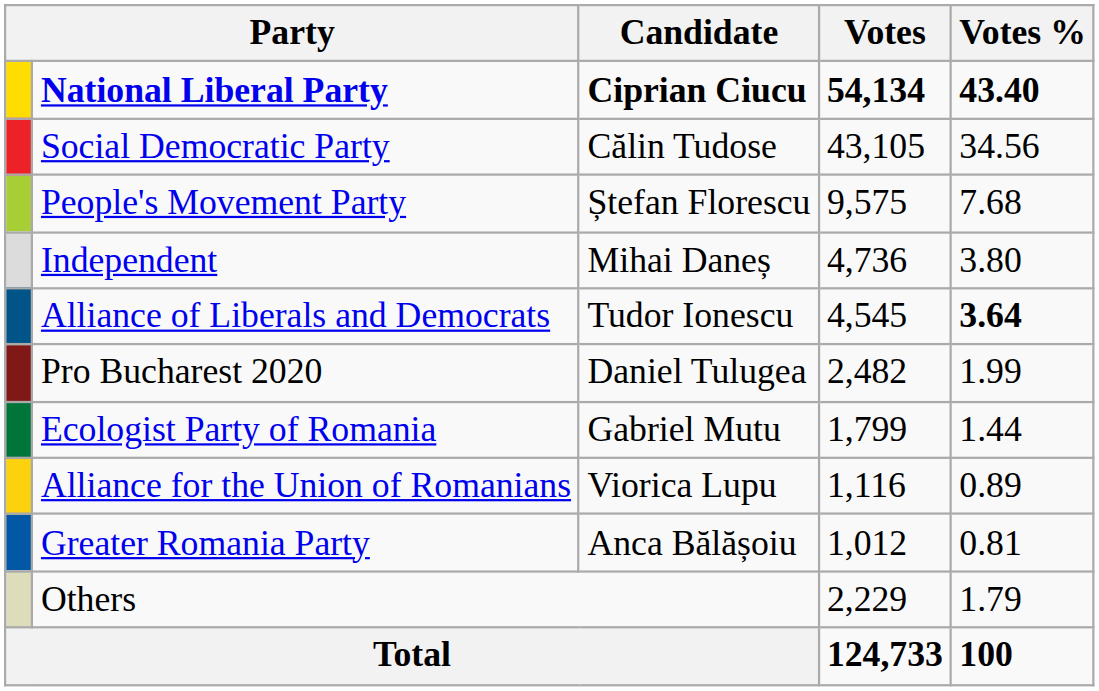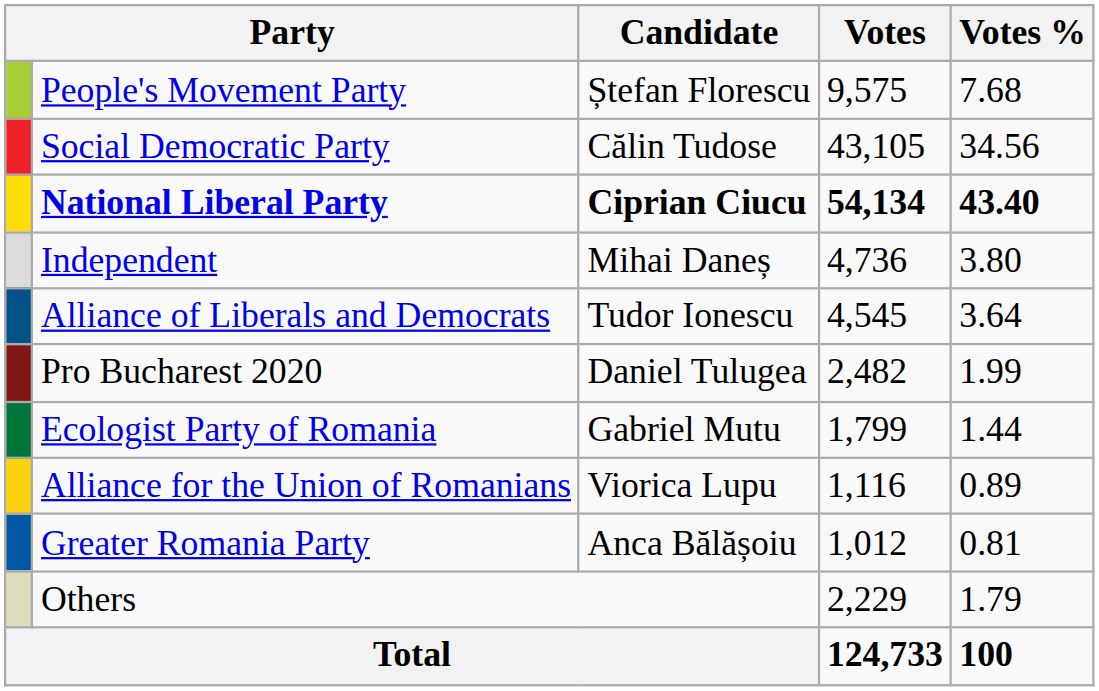rows swapped: (214, 89) <-> (224, 202)
(991, 315) bold -> (991, 315) normal
